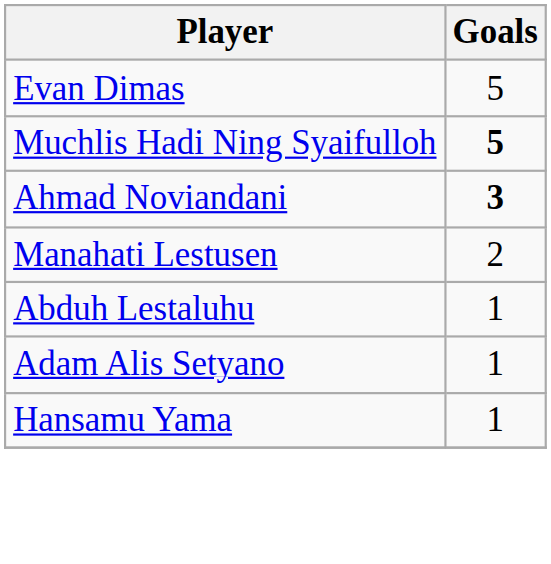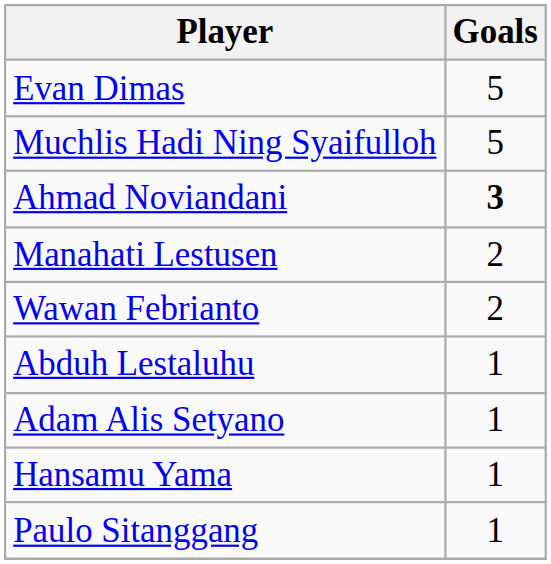(495, 142) bold -> (495, 142) normal
+ row: (136, 308)
+ row: (136, 530)
